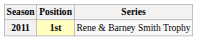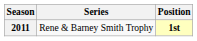columns swapped: (134, 11) <-> (56, 11)
